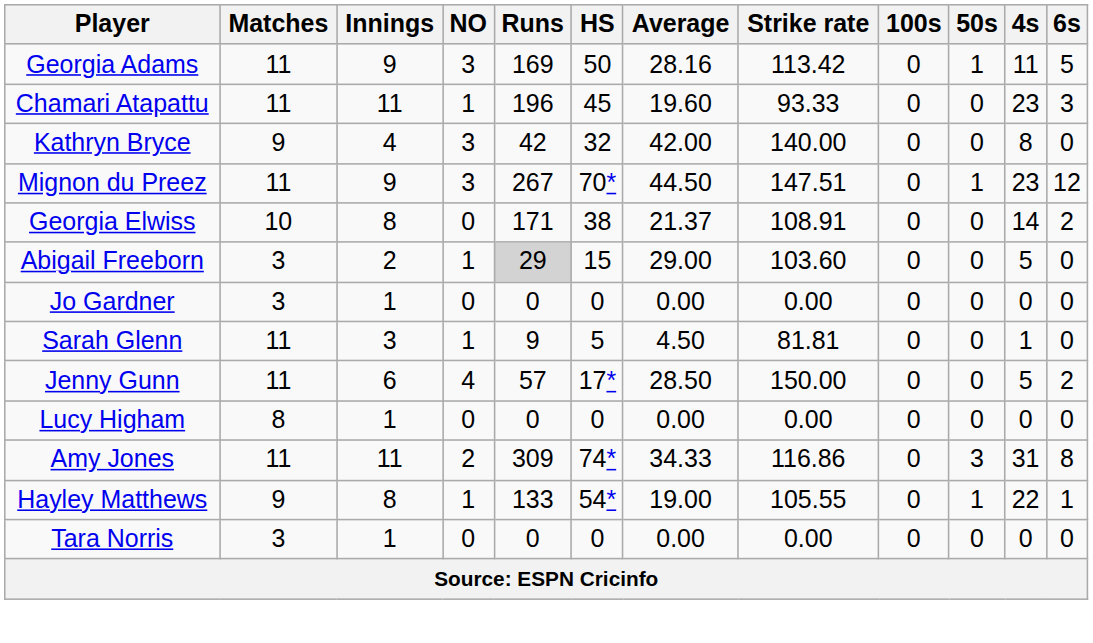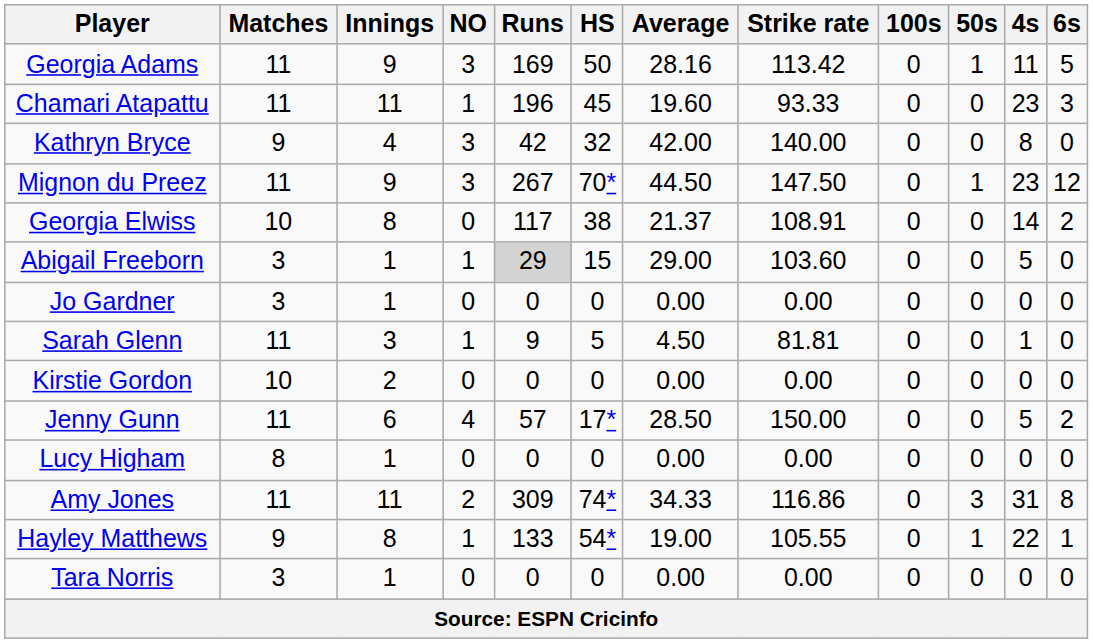(808, 182) 147.51 -> (808, 182) 147.50
(533, 222) 171 -> (533, 222) 117
(390, 261) 2 -> (390, 261) 1
+ row: (112, 380)
